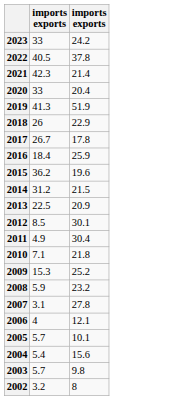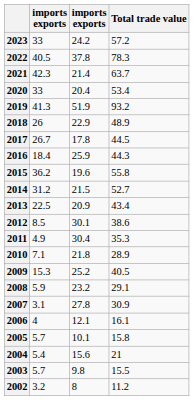+ column: (149, 18)
